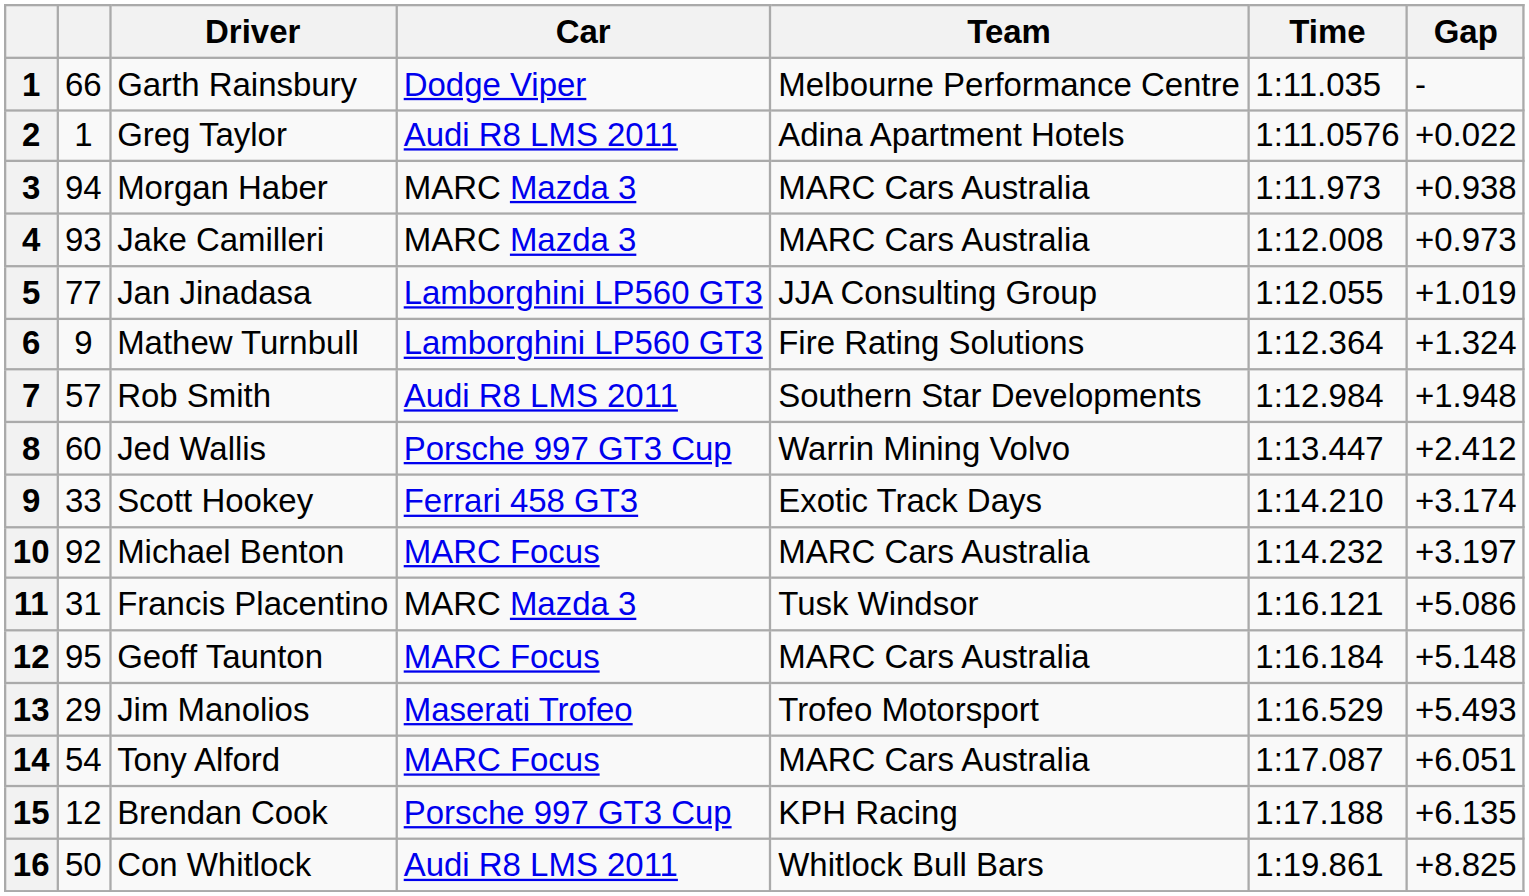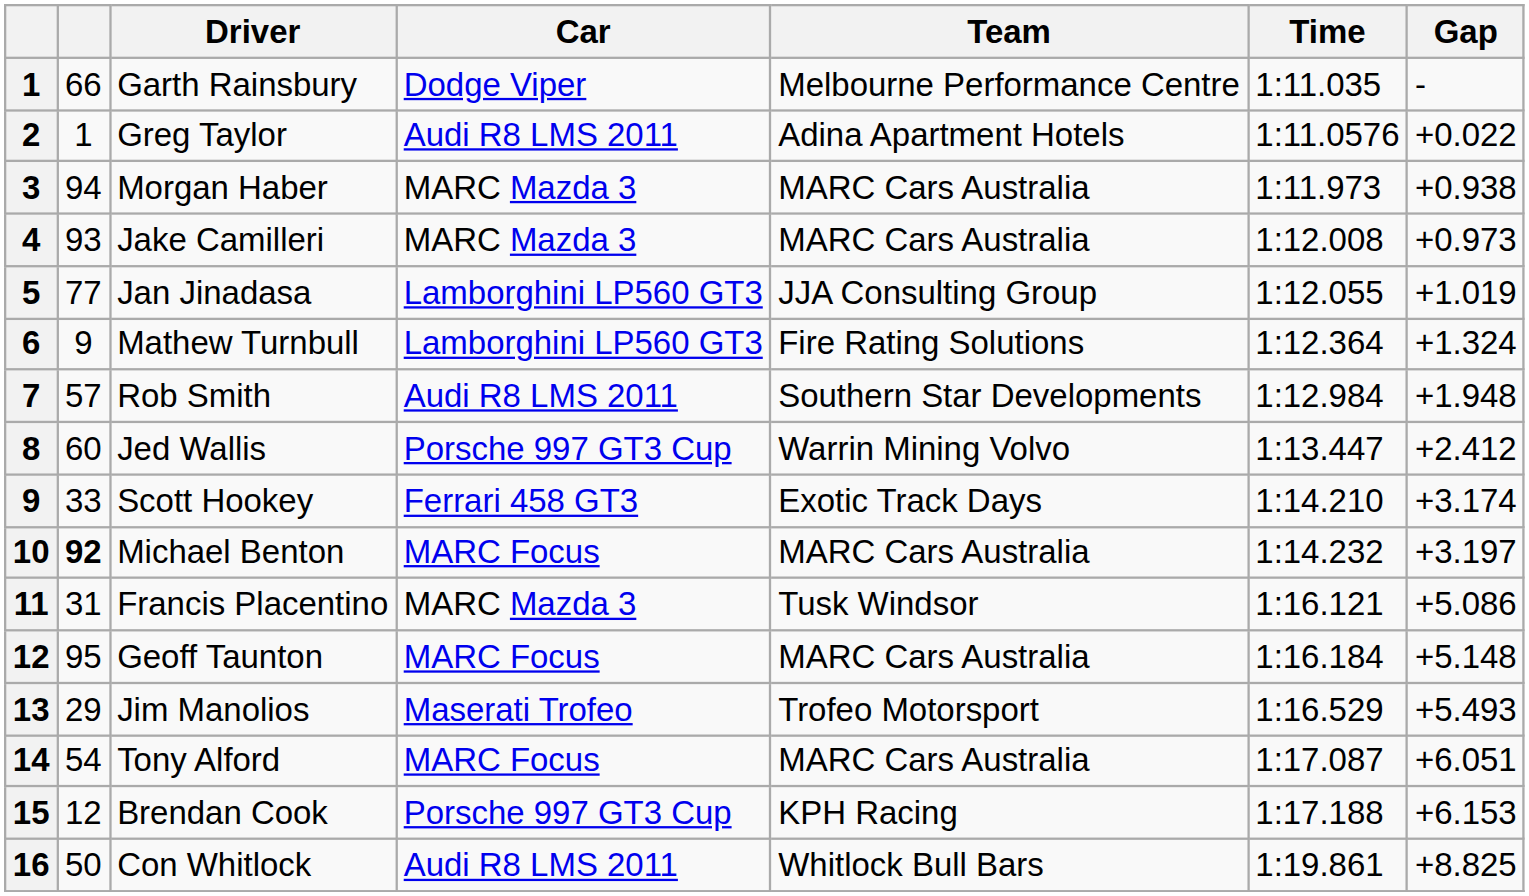(83, 553) normal -> (83, 553) bold
(1466, 813) +6.135 -> (1466, 813) +6.153
